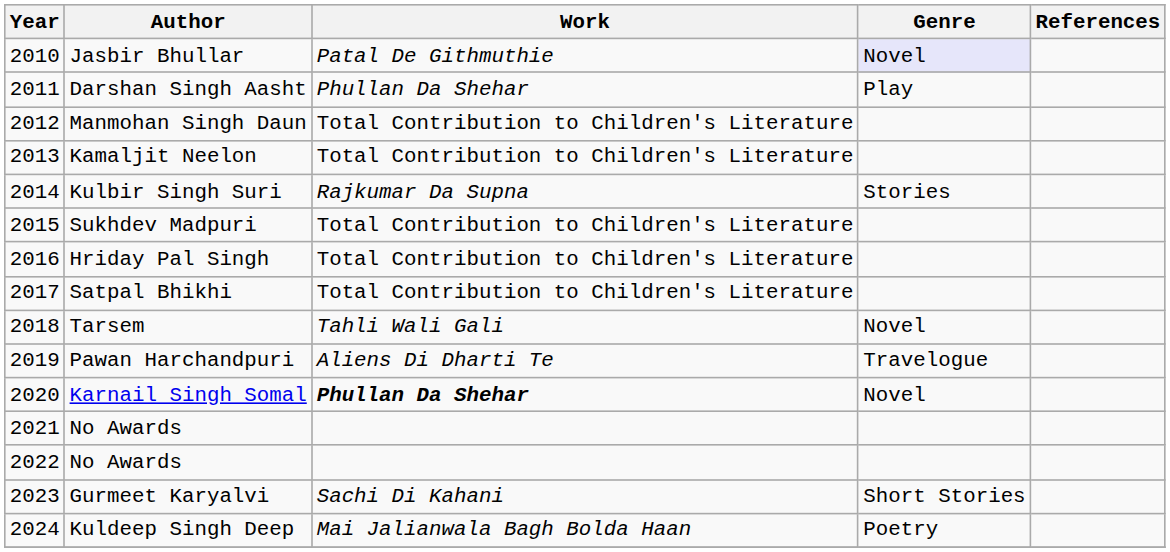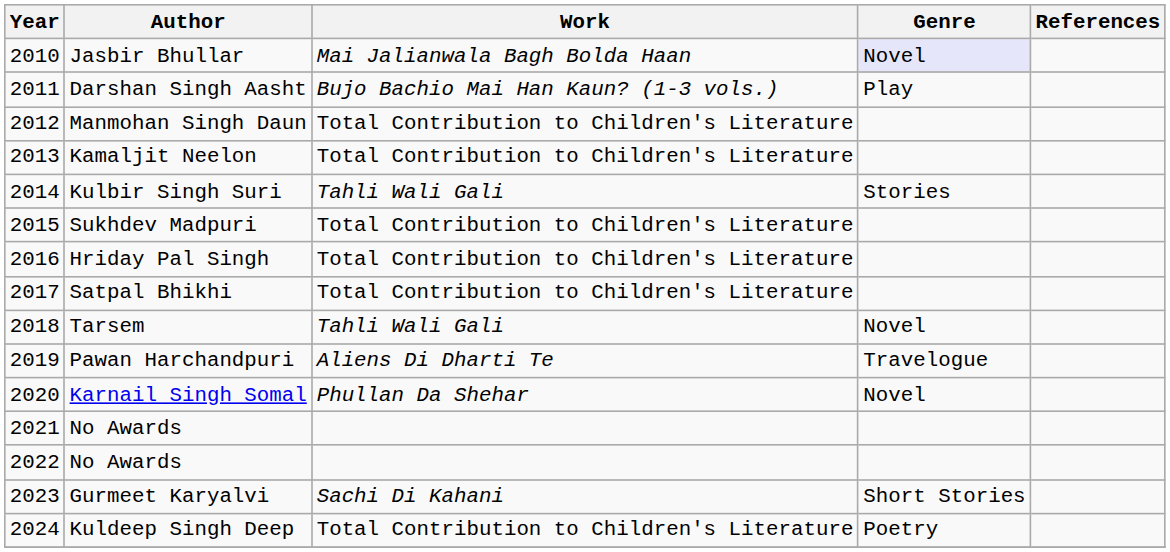(435, 56) Patal De Githmuthie -> (504, 56) Mai Jalianwala Bagh Bolda Haan
(423, 90) Phullan Da Shehar -> (548, 90) Bujo Bachio Mai Han Kaun? (1-3 vols.)
(423, 191) Rajkumar Da Supna -> (410, 191) Tahli Wali Gali
(423, 395) bold -> (423, 395) normal
(504, 530) Mai Jalianwala Bagh Bolda Haan -> (585, 530) Total Contribution to Children's Literature
